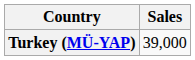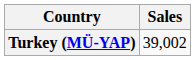(165, 42) 39,000 -> (165, 42) 39,002
